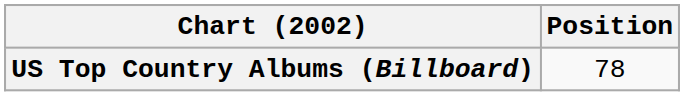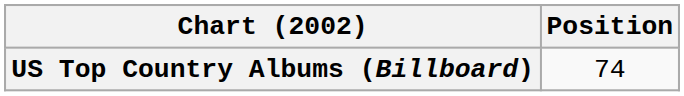(610, 70) 78 -> (610, 70) 74
